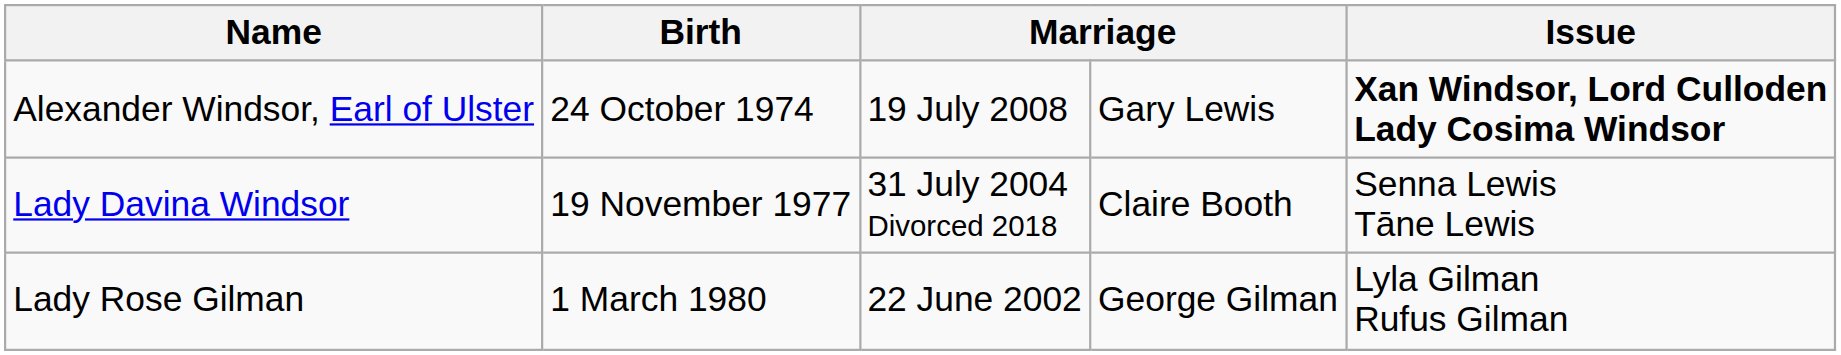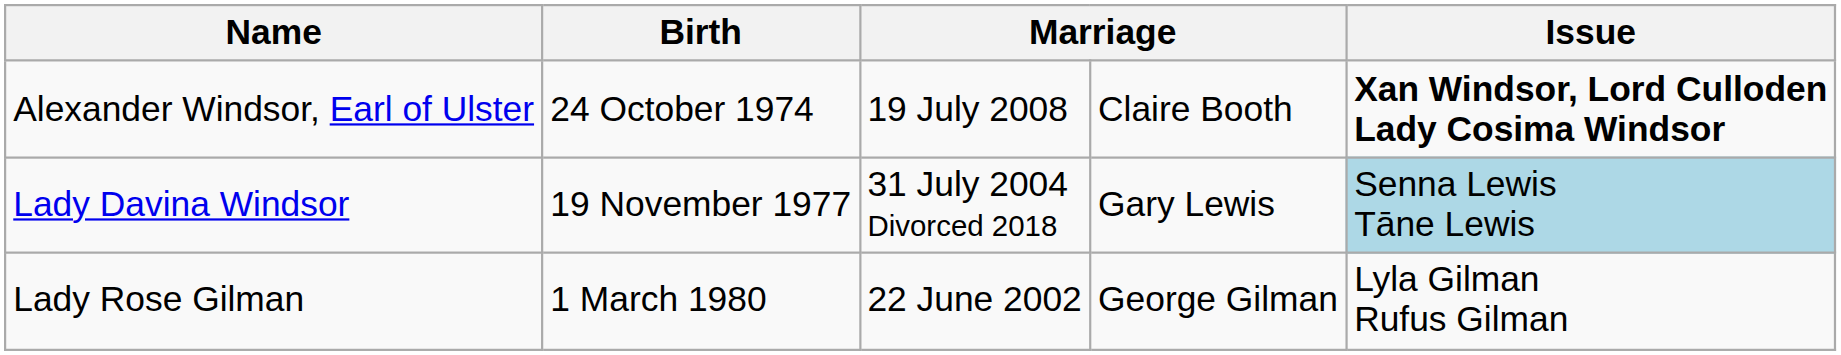(1186, 108) Gary Lewis -> (1195, 108) Claire Booth
(1195, 204) Claire Booth -> (1186, 204) Gary Lewis
(1455, 204) no background -> (1455, 204) lightblue background
